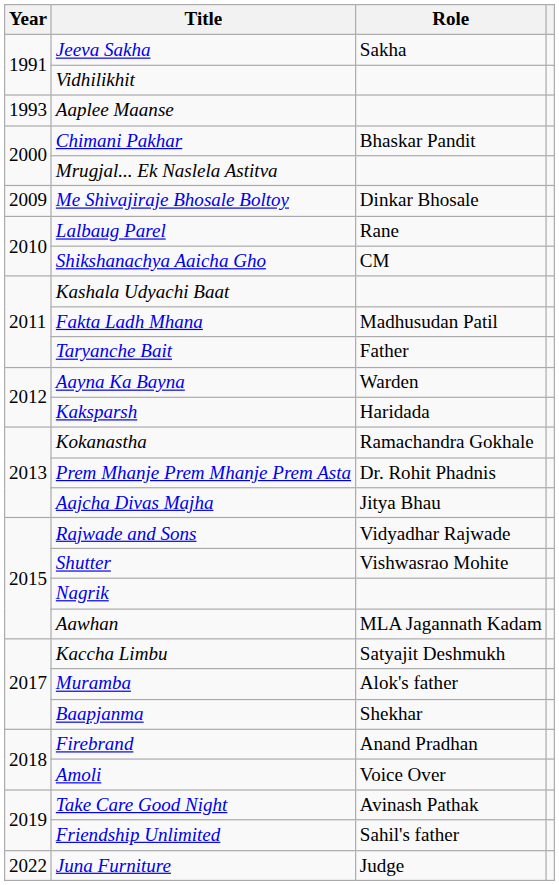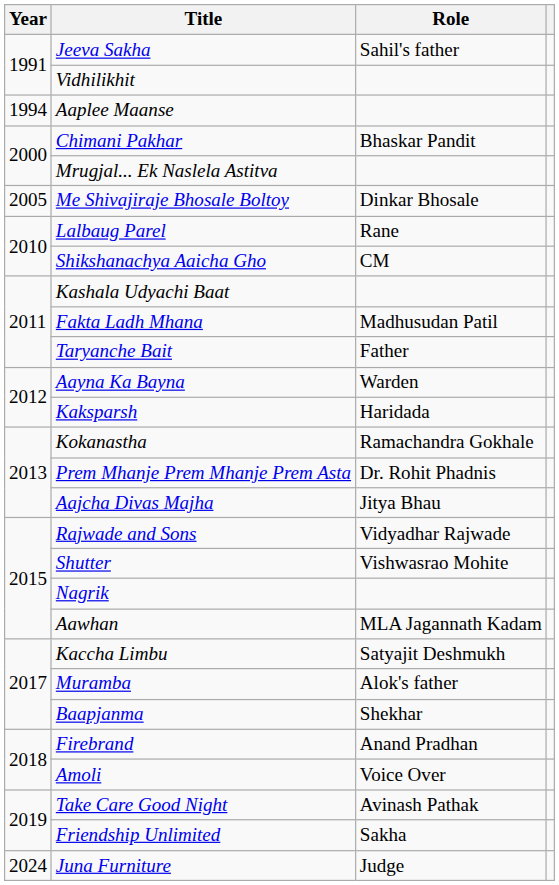(383, 49) Sakha -> (409, 49) Sahil's father
(28, 110) 1993 -> (28, 110) 1994
(28, 200) 2009 -> (28, 200) 2005
(409, 834) Sahil's father -> (383, 834) Sakha
(28, 865) 2022 -> (28, 865) 2024
